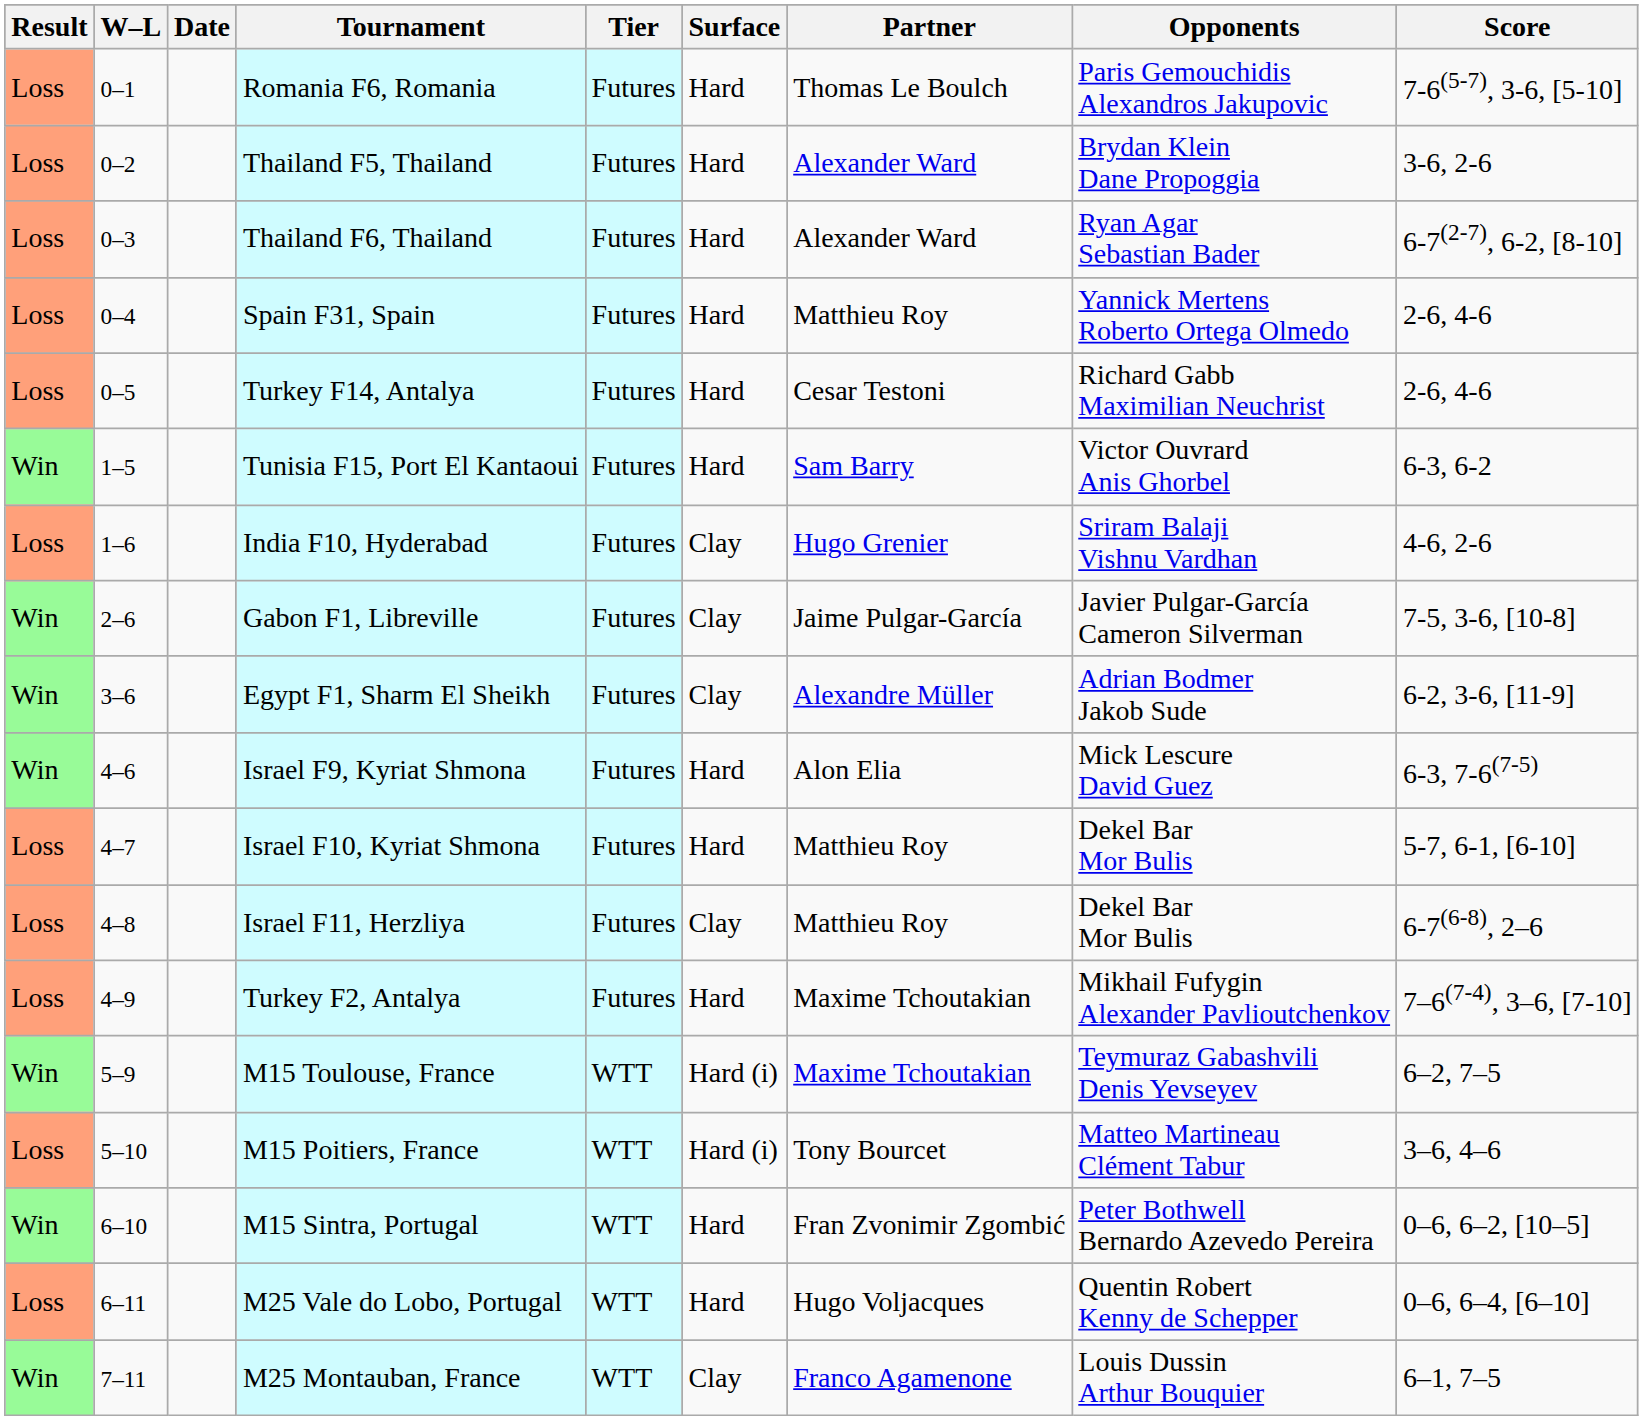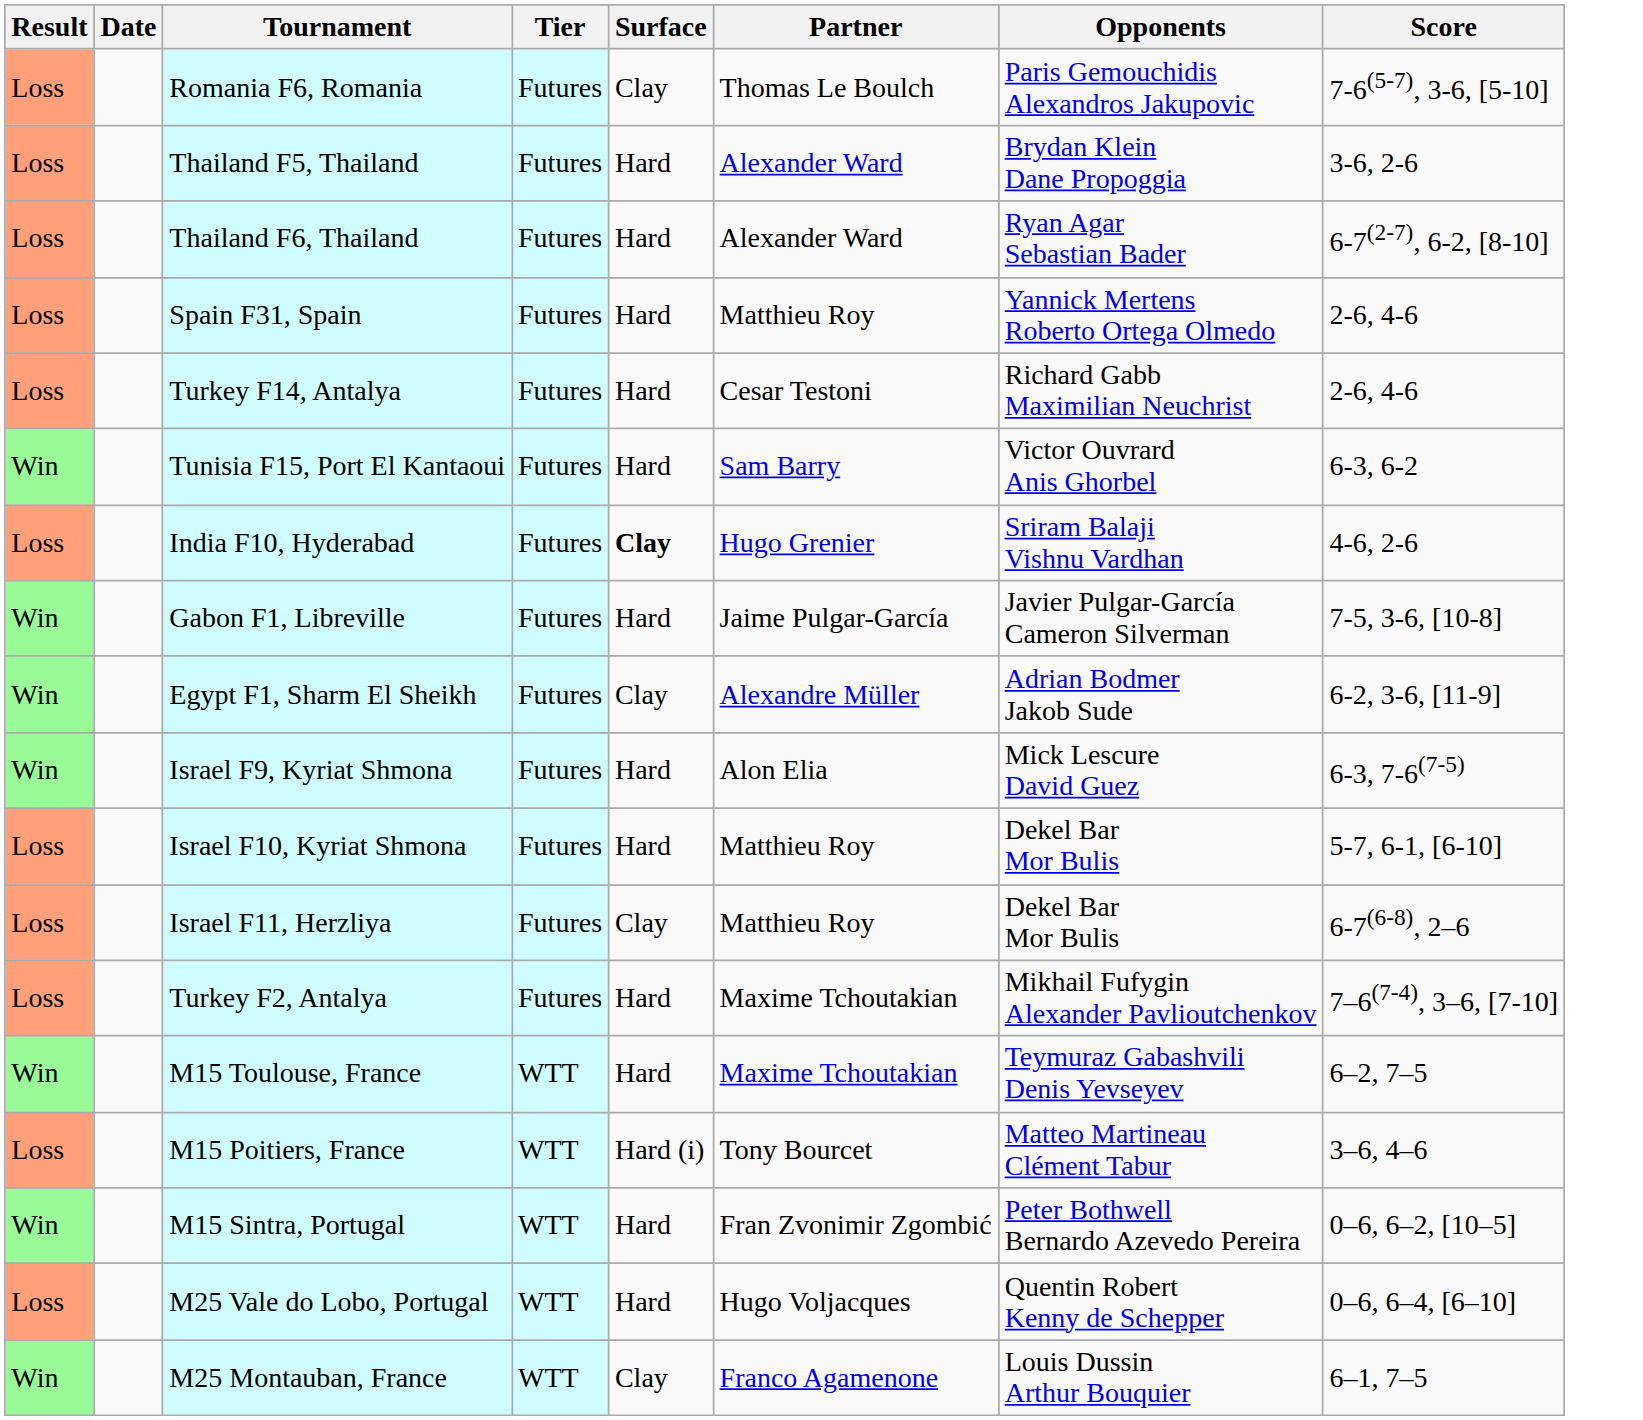- column: (131, 26)
(717, 86) Hard -> (641, 86) Clay
(715, 542) normal -> (643, 542) bold
(715, 618) Clay -> (643, 618) Hard
(733, 1073) Hard (i) -> (643, 1073) Hard
